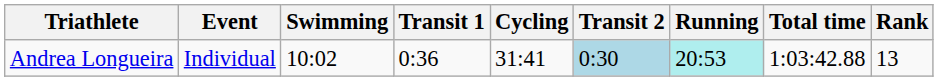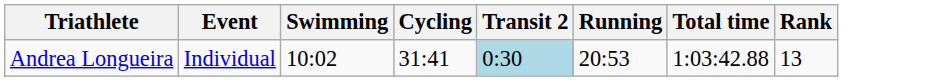- column: (442, 22)
(701, 57) paleturquoise background -> (604, 57) no background
